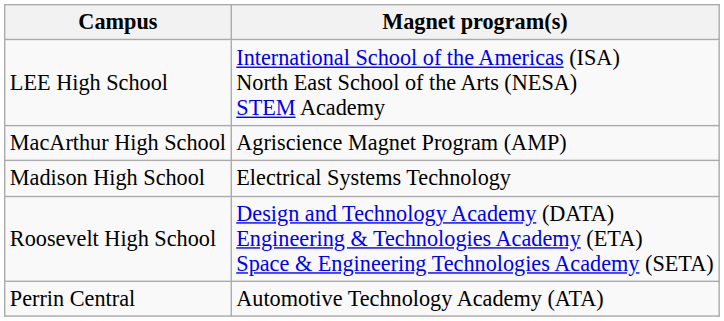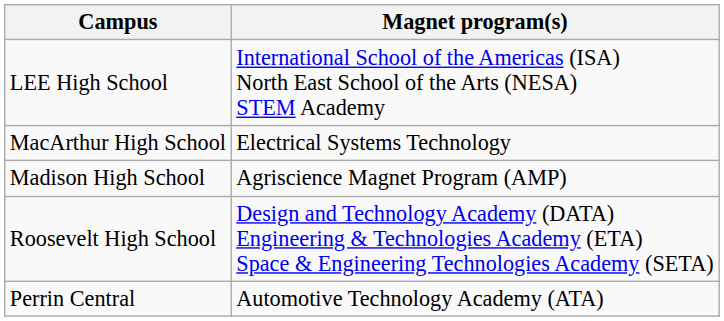(401, 142) Agriscience Magnet Program (AMP) -> (374, 142) Electrical Systems Technology
(374, 177) Electrical Systems Technology -> (401, 177) Agriscience Magnet Program (AMP)
